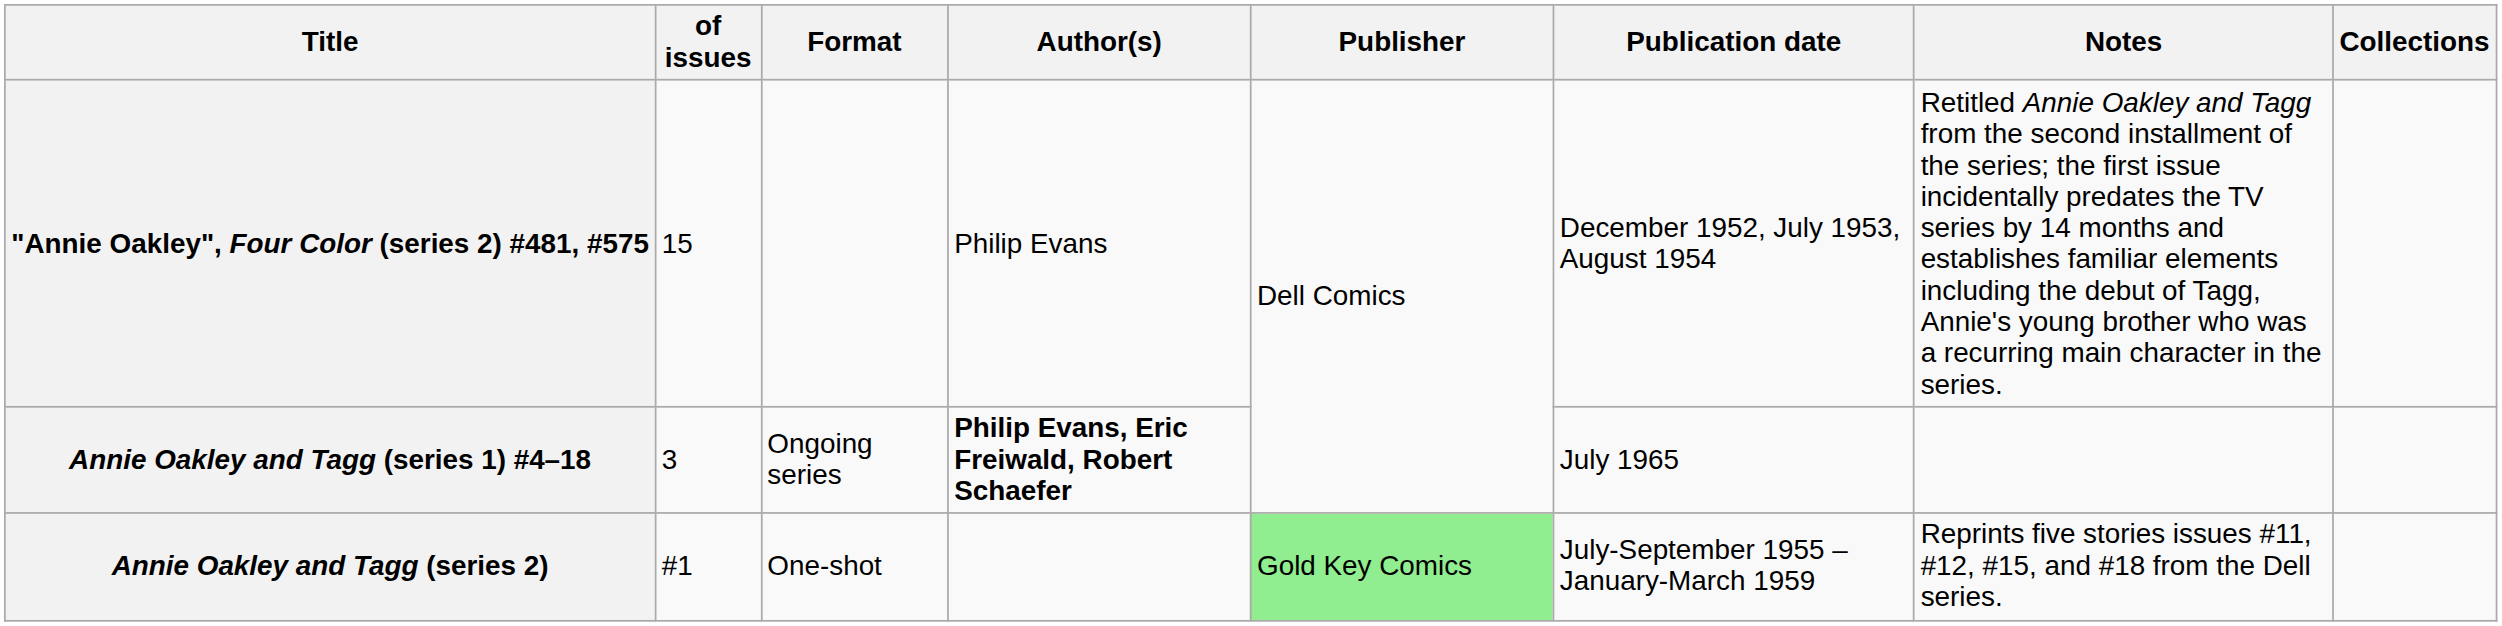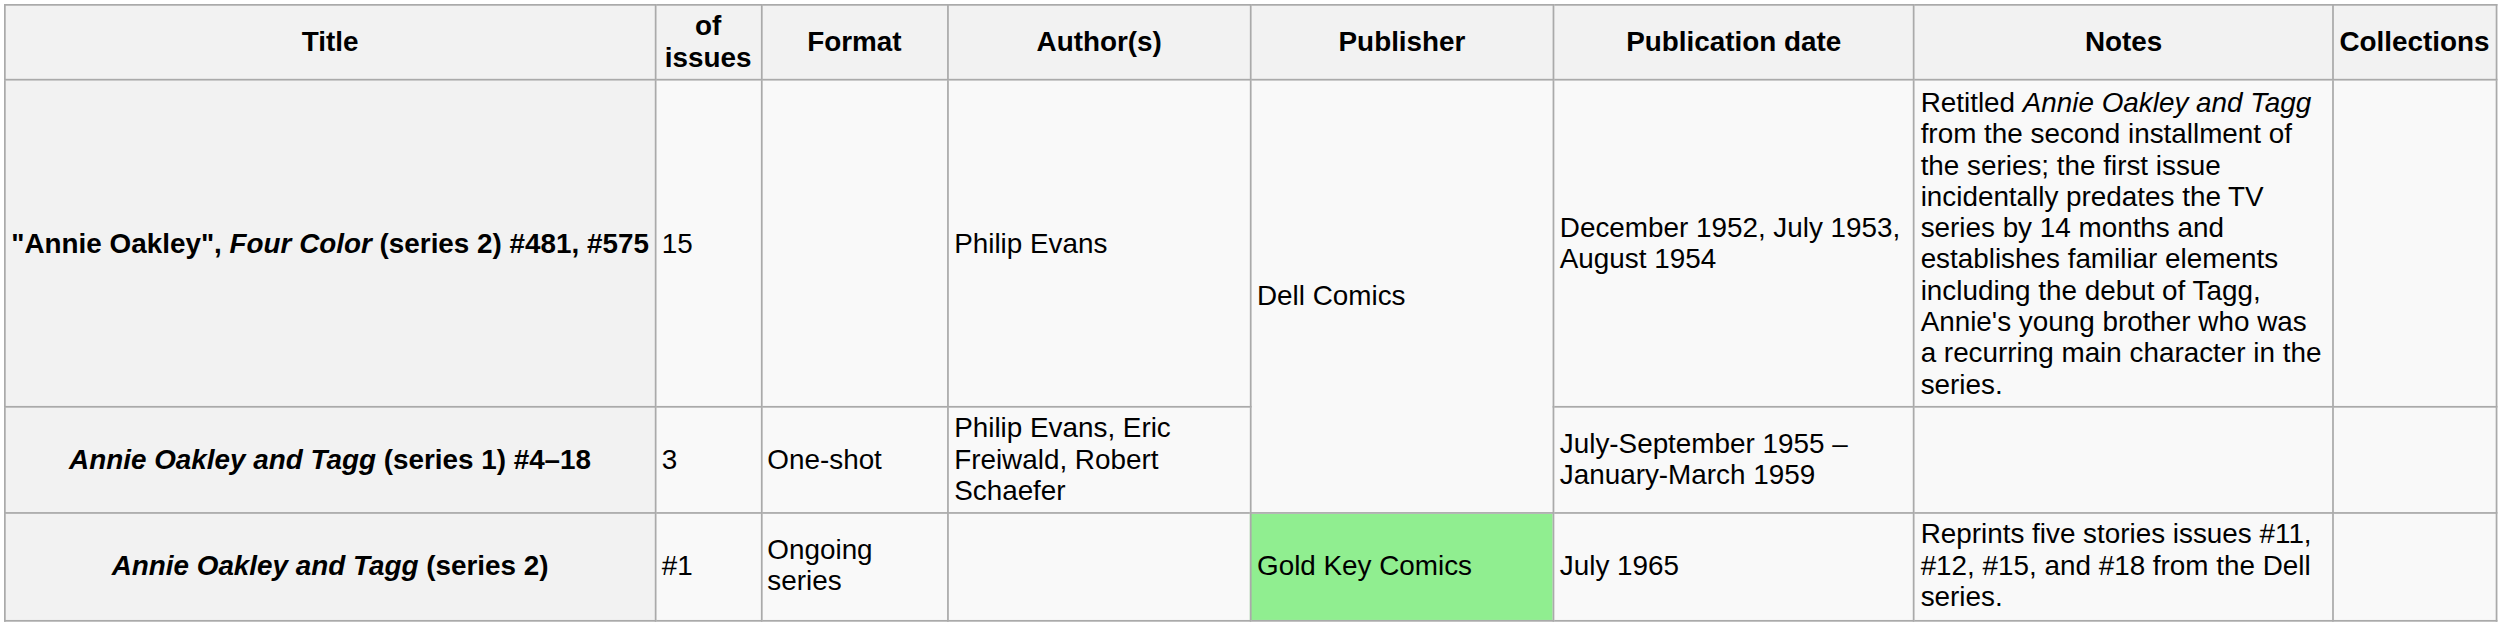(820, 459) Ongoing series -> (825, 459) One-shot
(1071, 459) bold -> (1062, 459) normal
(1619, 459) July 1965 -> (1704, 459) July-September 1955 – January-March 1959
(825, 566) One-shot -> (820, 566) Ongoing series
(1704, 566) July-September 1955 – January-March 1959 -> (1619, 566) July 1965
